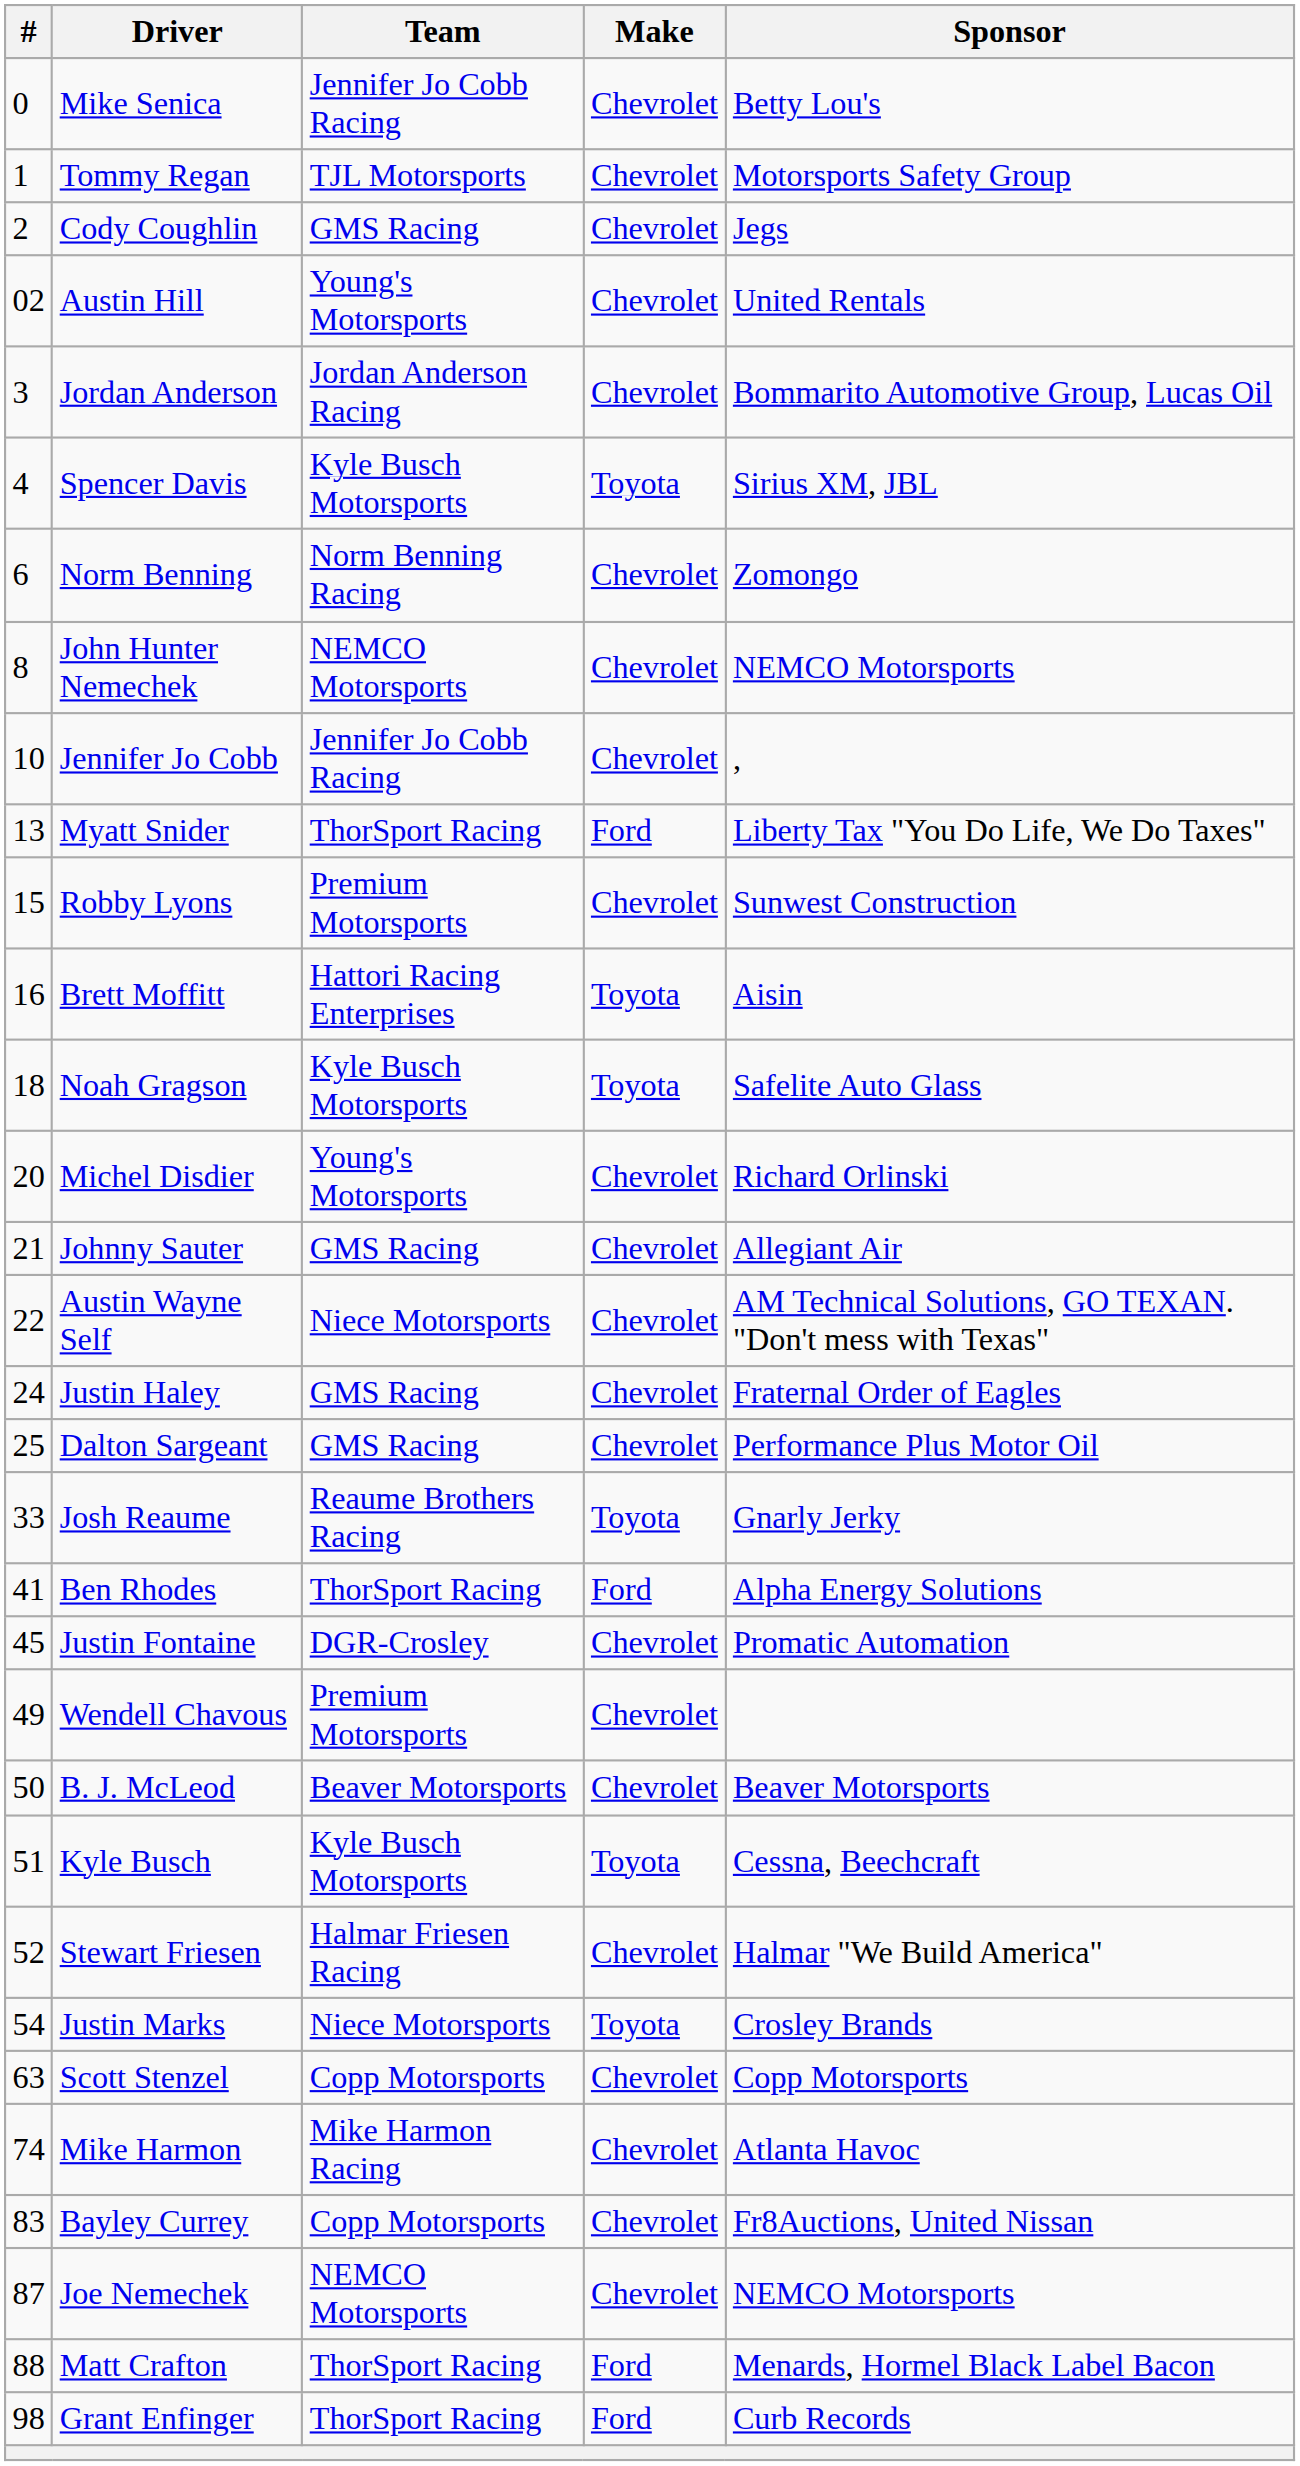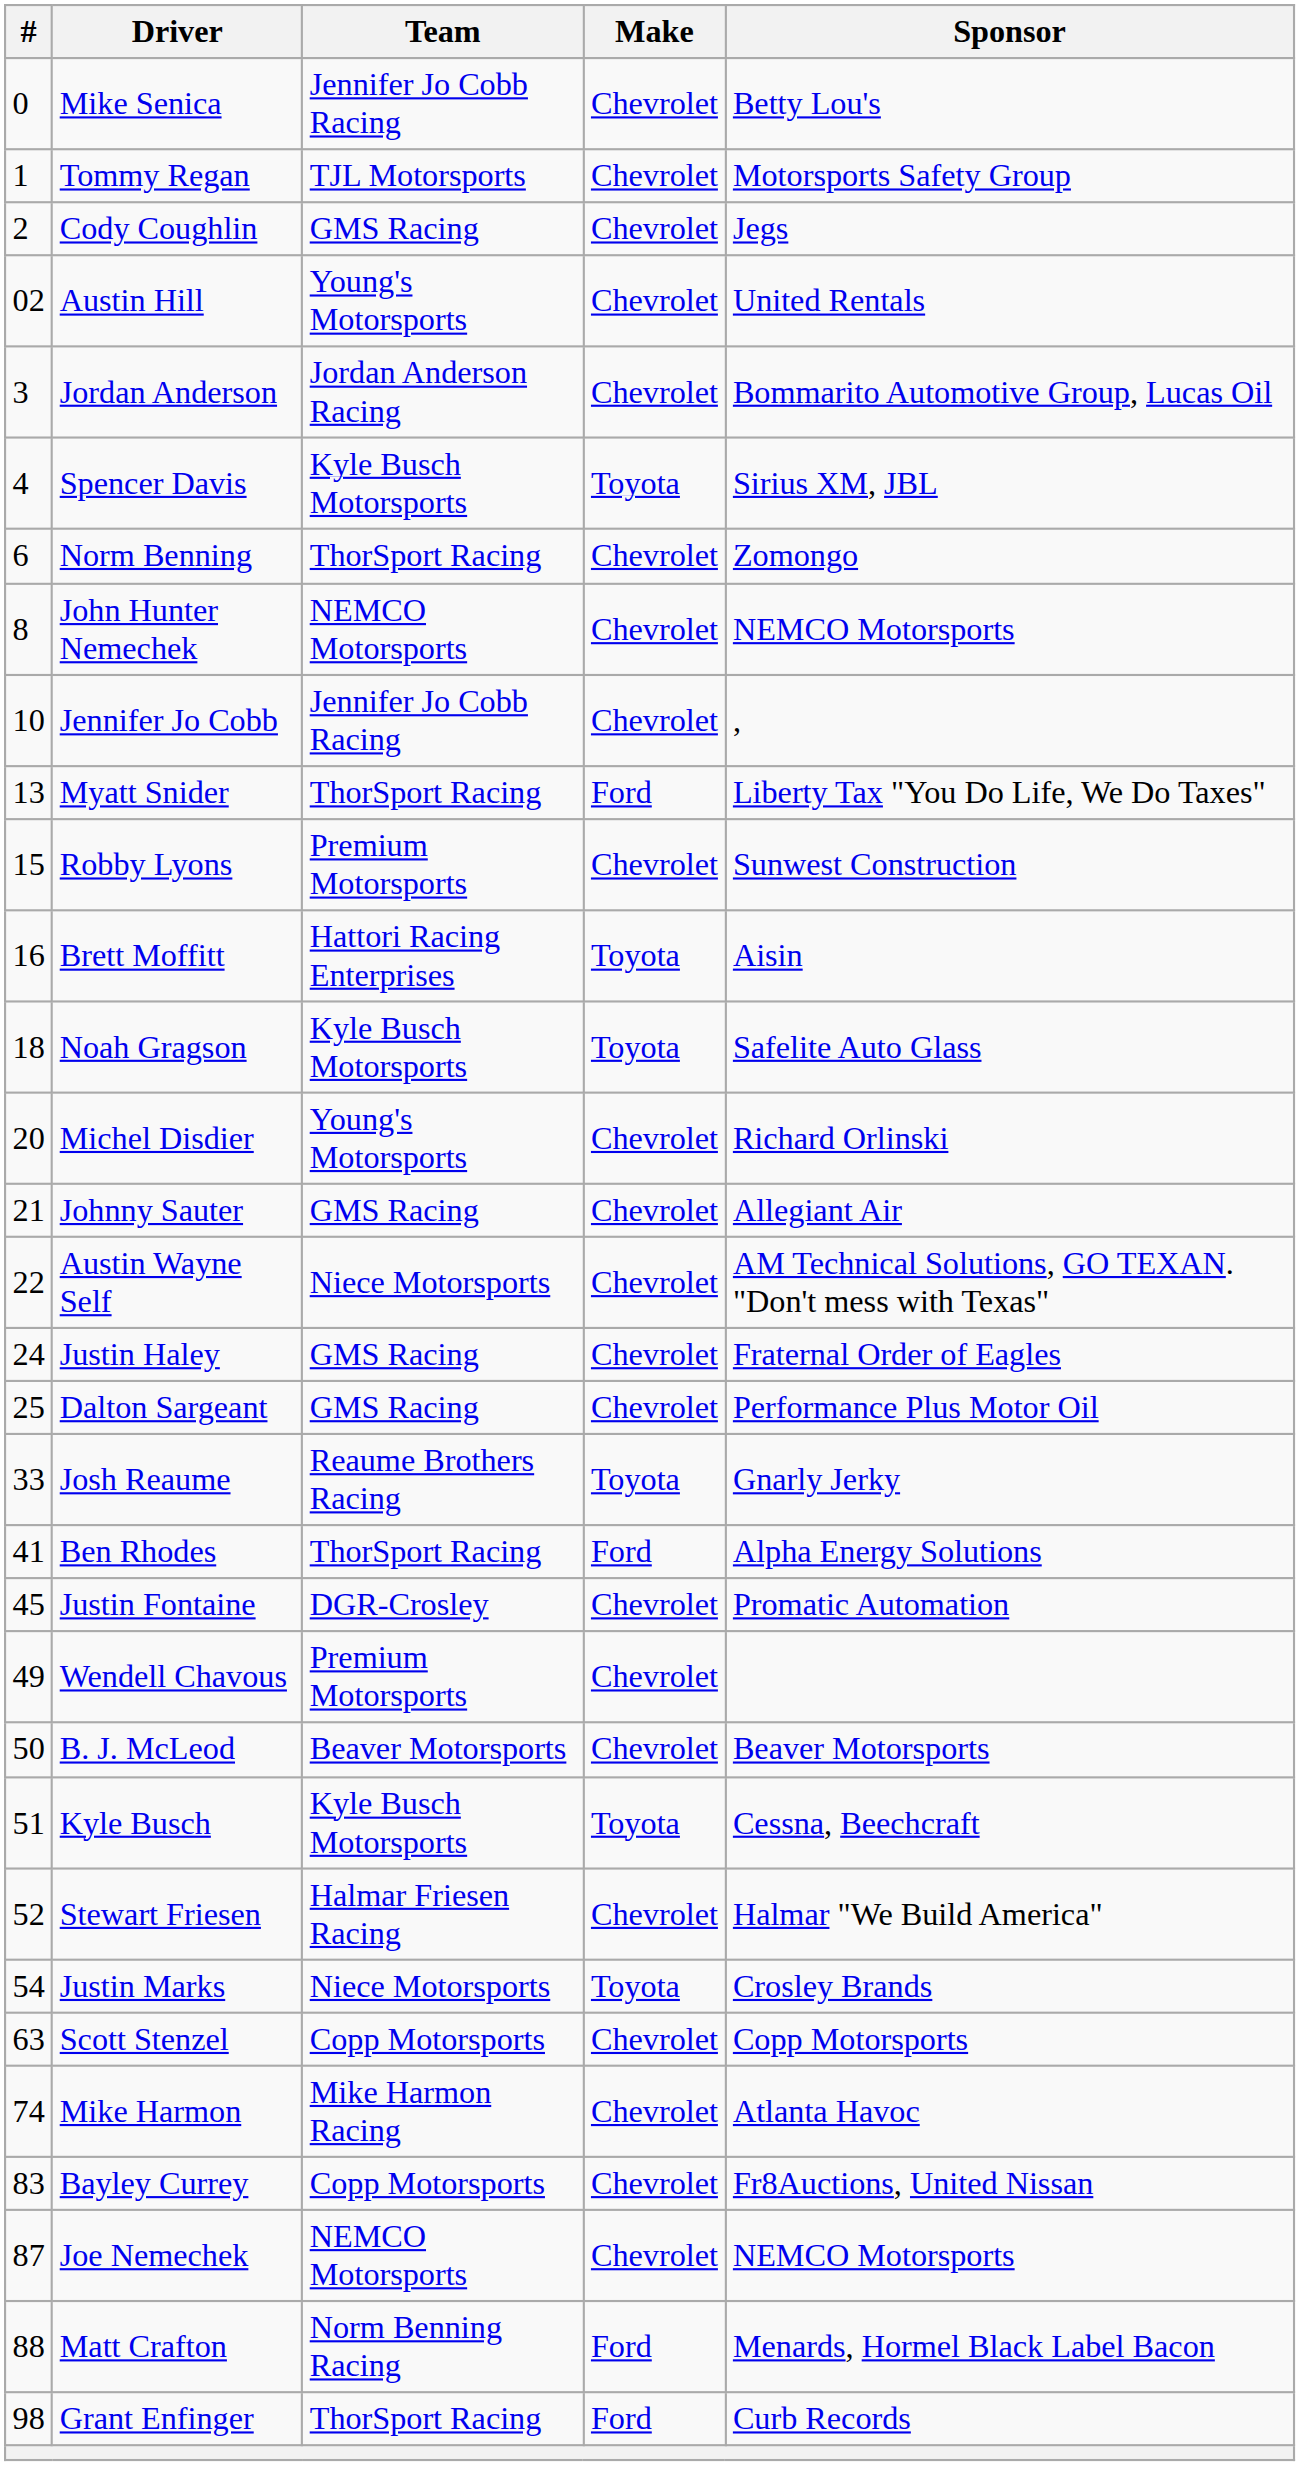(406, 574) Norm Benning Racing -> (426, 555) ThorSport Racing
(426, 2365) ThorSport Racing -> (406, 2346) Norm Benning Racing
